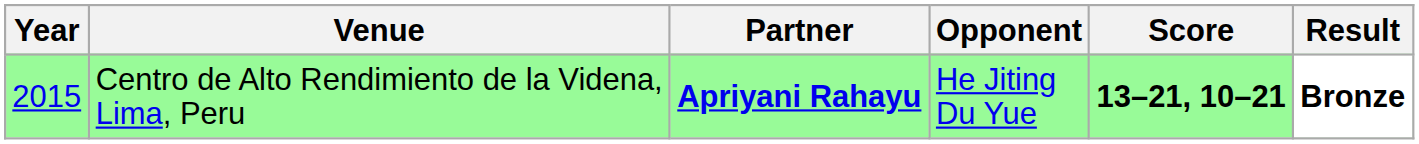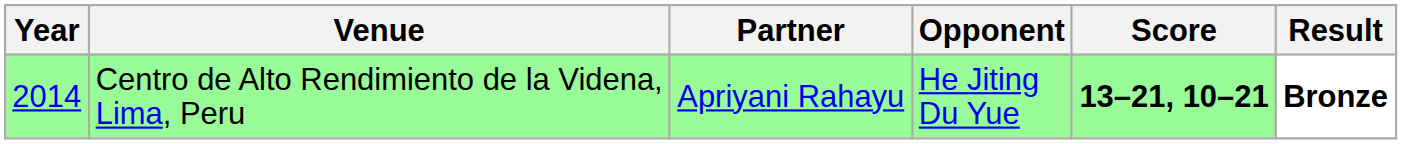(47, 96) 2015 -> (47, 96) 2014
(799, 96) bold -> (791, 96) normal
